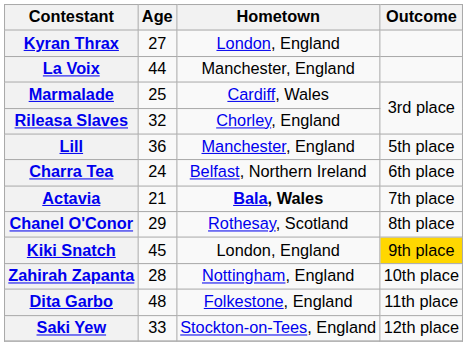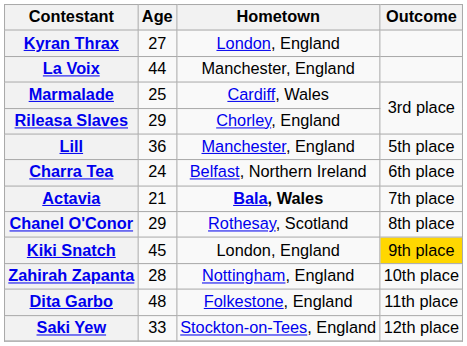(157, 120) 32 -> (157, 120) 29
